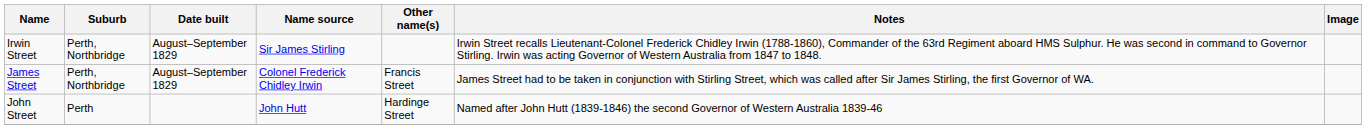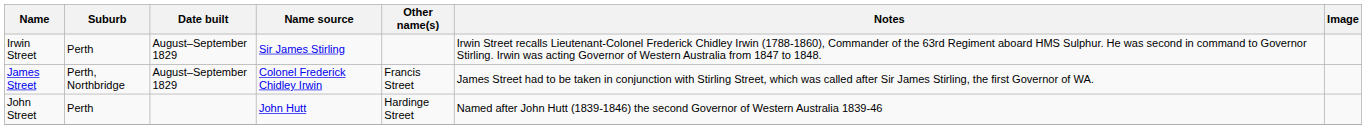(96, 49) Perth, Northbridge -> (80, 49) Perth
